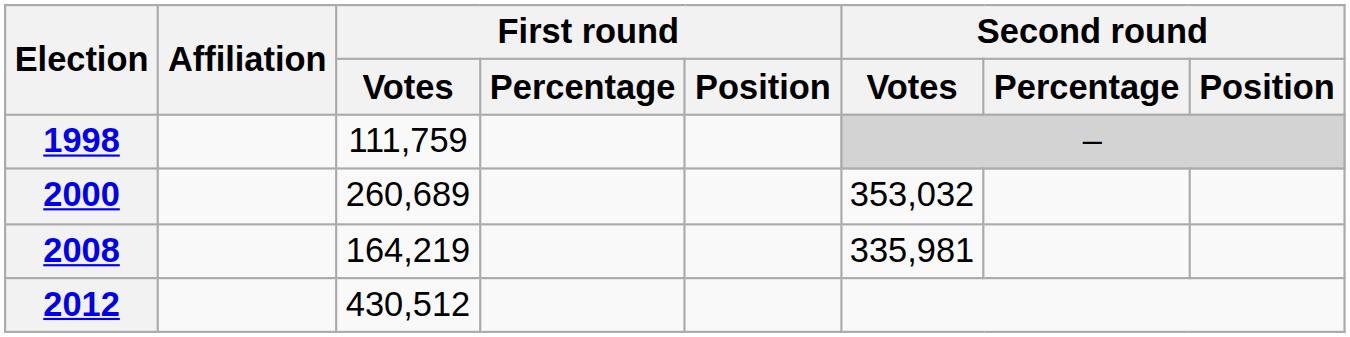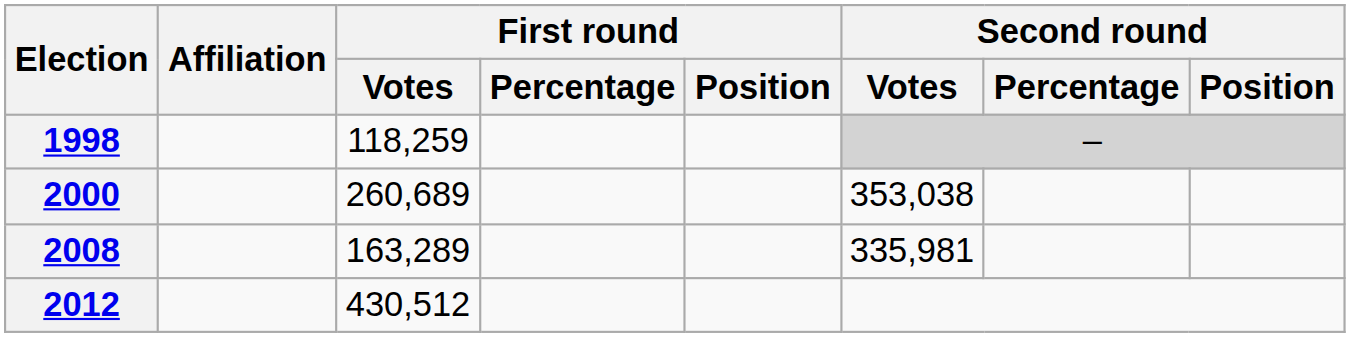(408, 140) 111,759 -> (408, 140) 118,259
(912, 195) 353,032 -> (912, 195) 353,038
(408, 250) 164,219 -> (408, 250) 163,289
